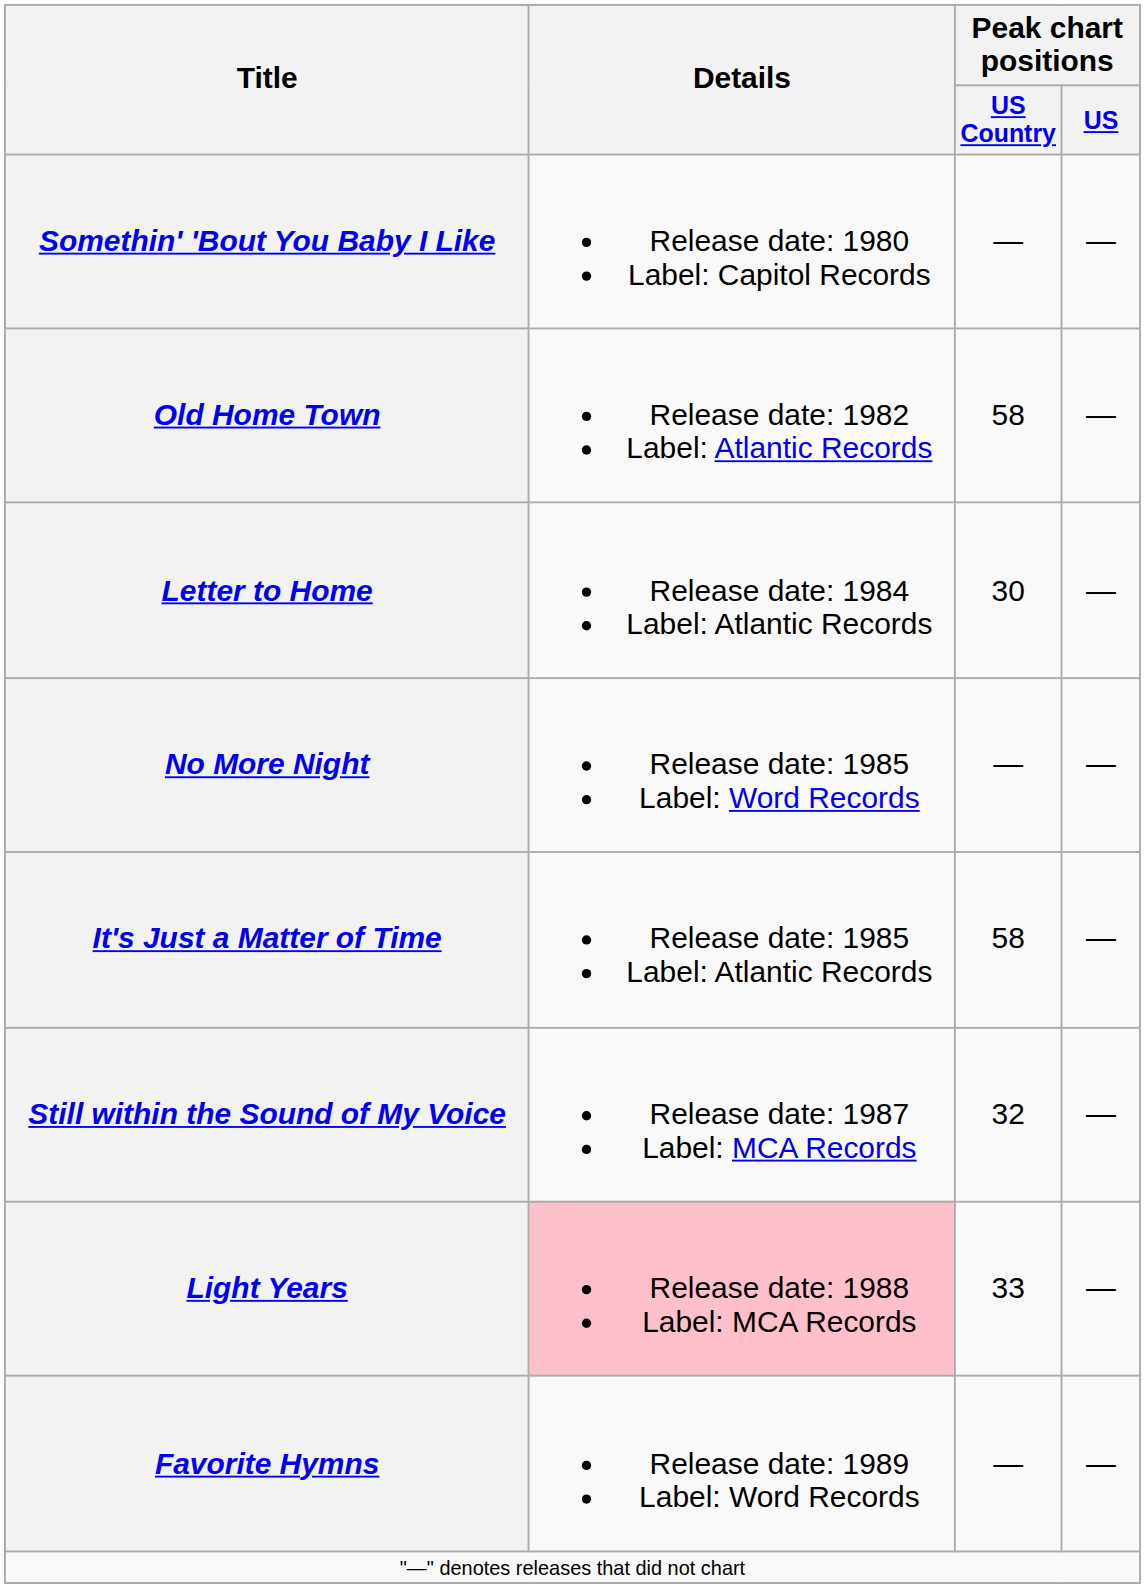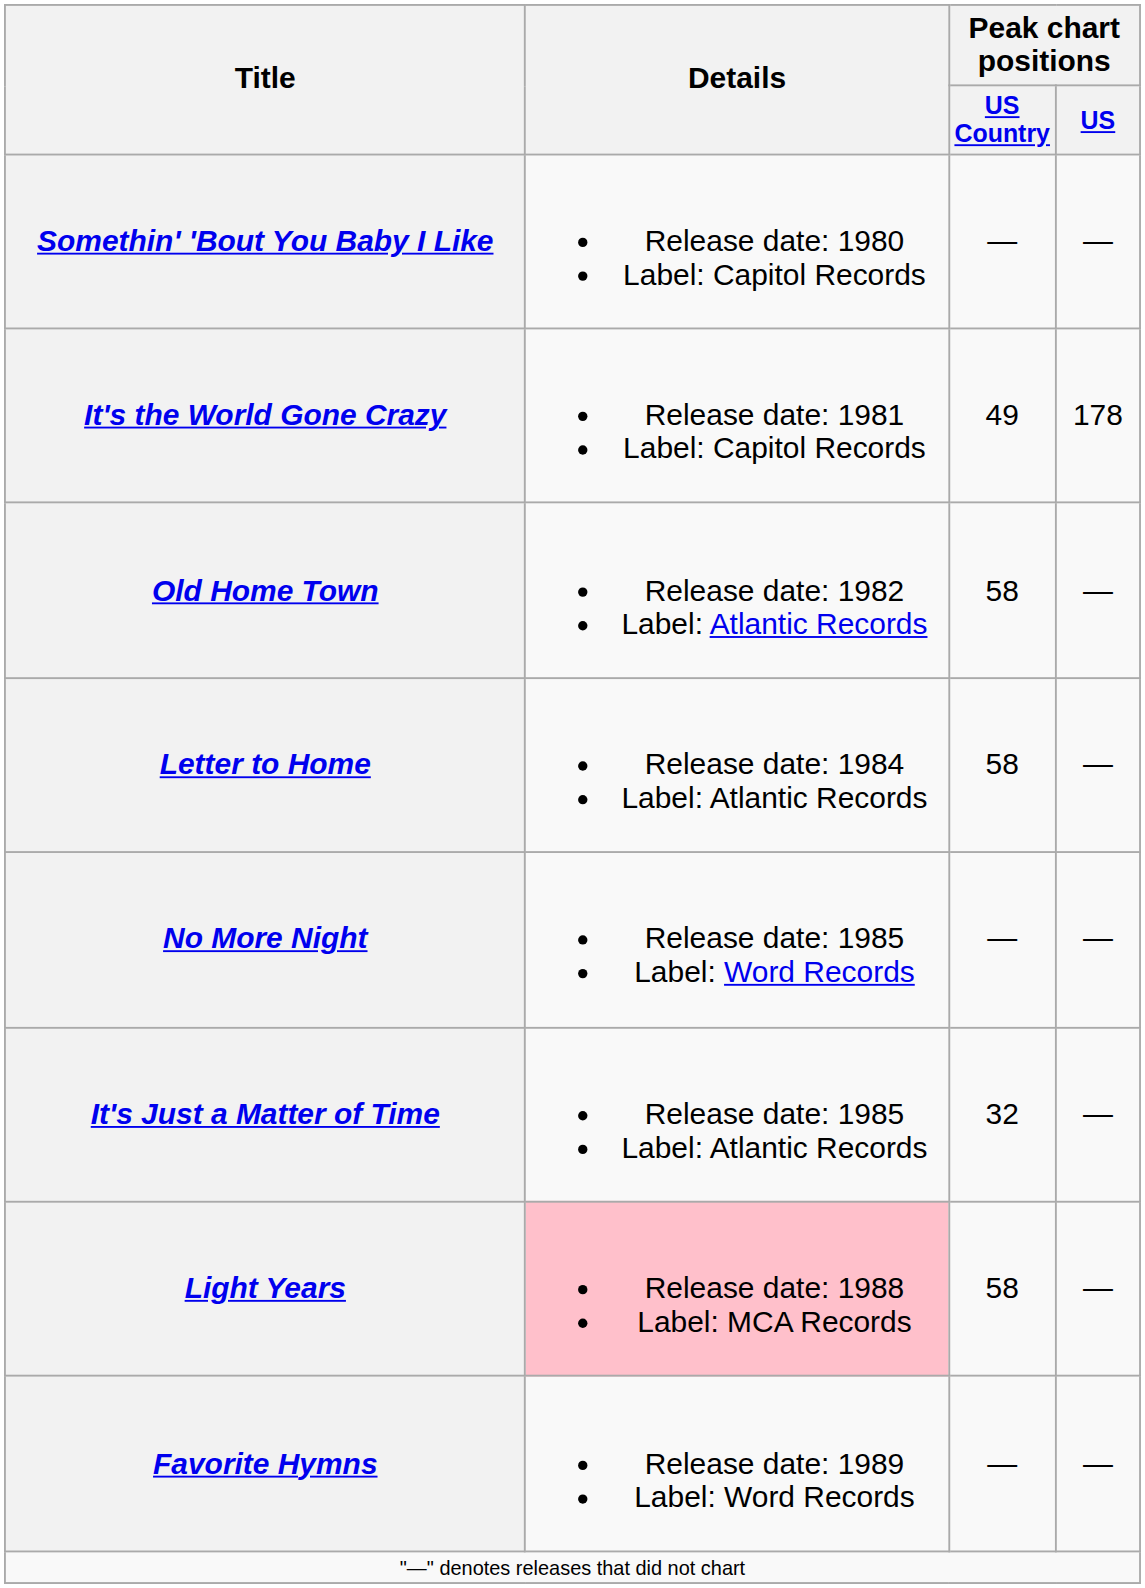+ row: (265, 415)
(1008, 590) 30 -> (1002, 764) 58
(1008, 939) 58 -> (1002, 1113) 32
- row: (267, 1113)
(1008, 1288) 33 -> (1002, 1288) 58
